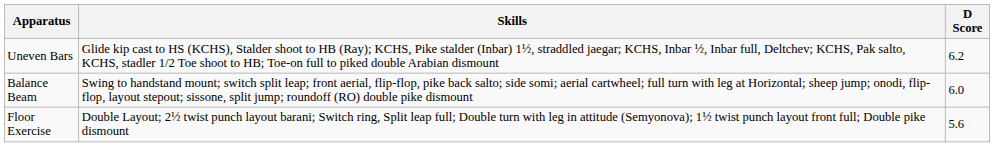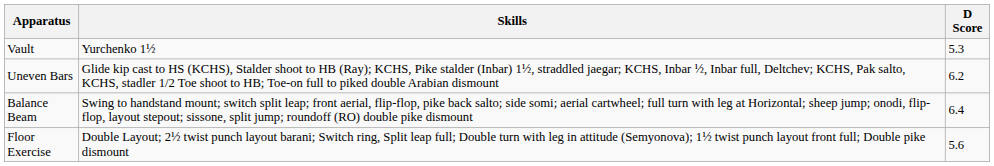+ row: (21, 48)
(956, 90) 6.0 -> (956, 110) 6.4
